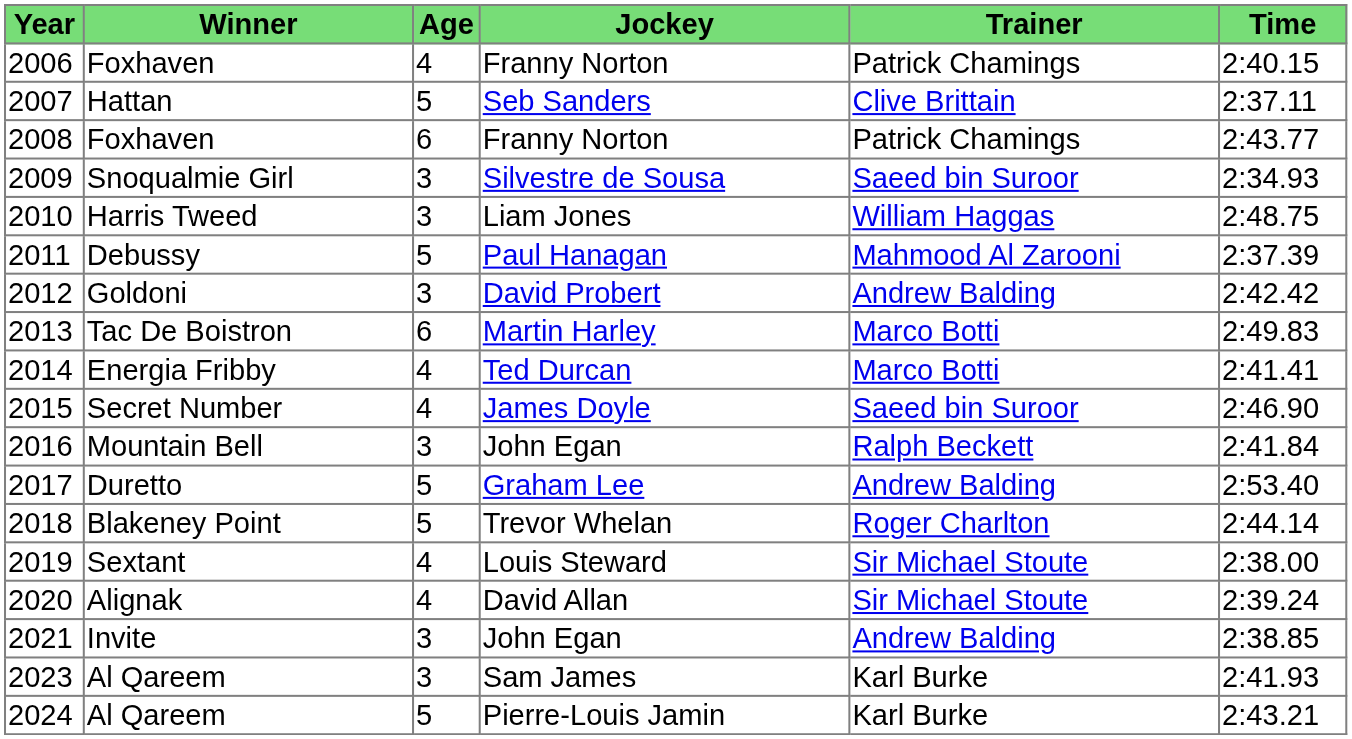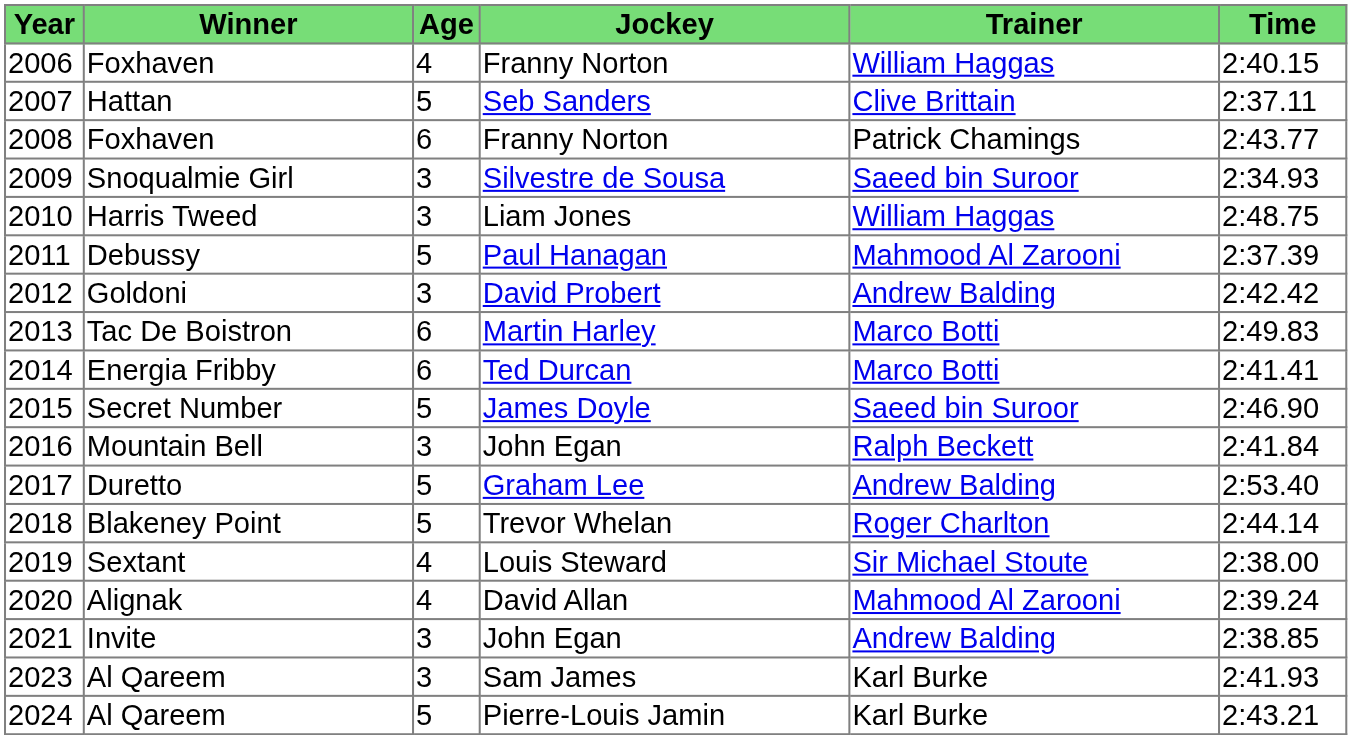(966, 63) Patrick Chamings -> (953, 63) William Haggas
(424, 370) 4 -> (424, 370) 6
(424, 408) 4 -> (424, 408) 5
(970, 600) Sir Michael Stoute -> (987, 600) Mahmood Al Zarooni
